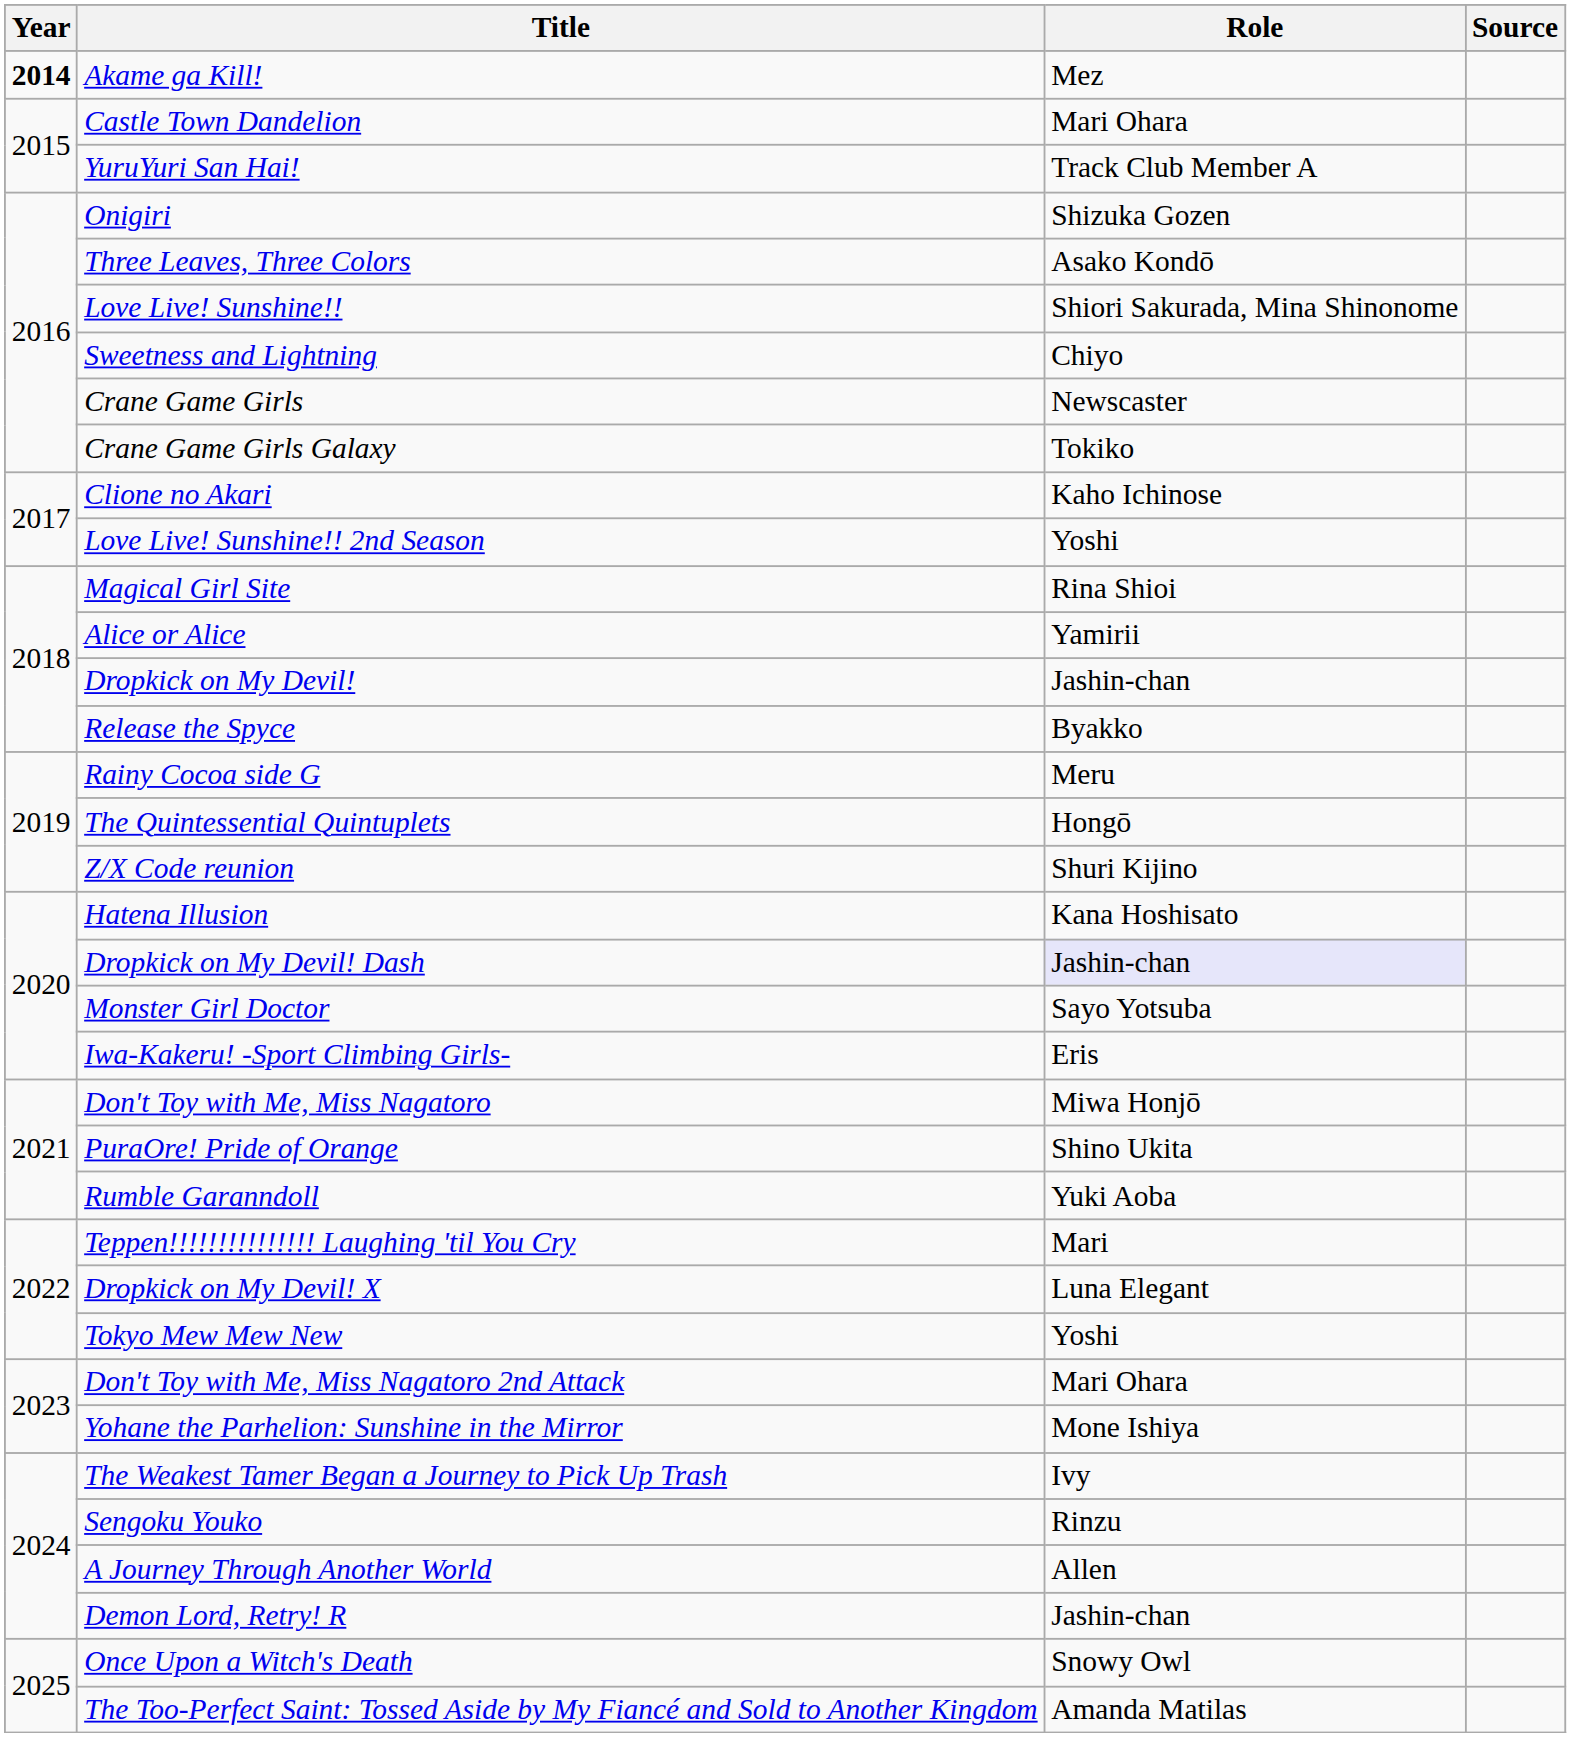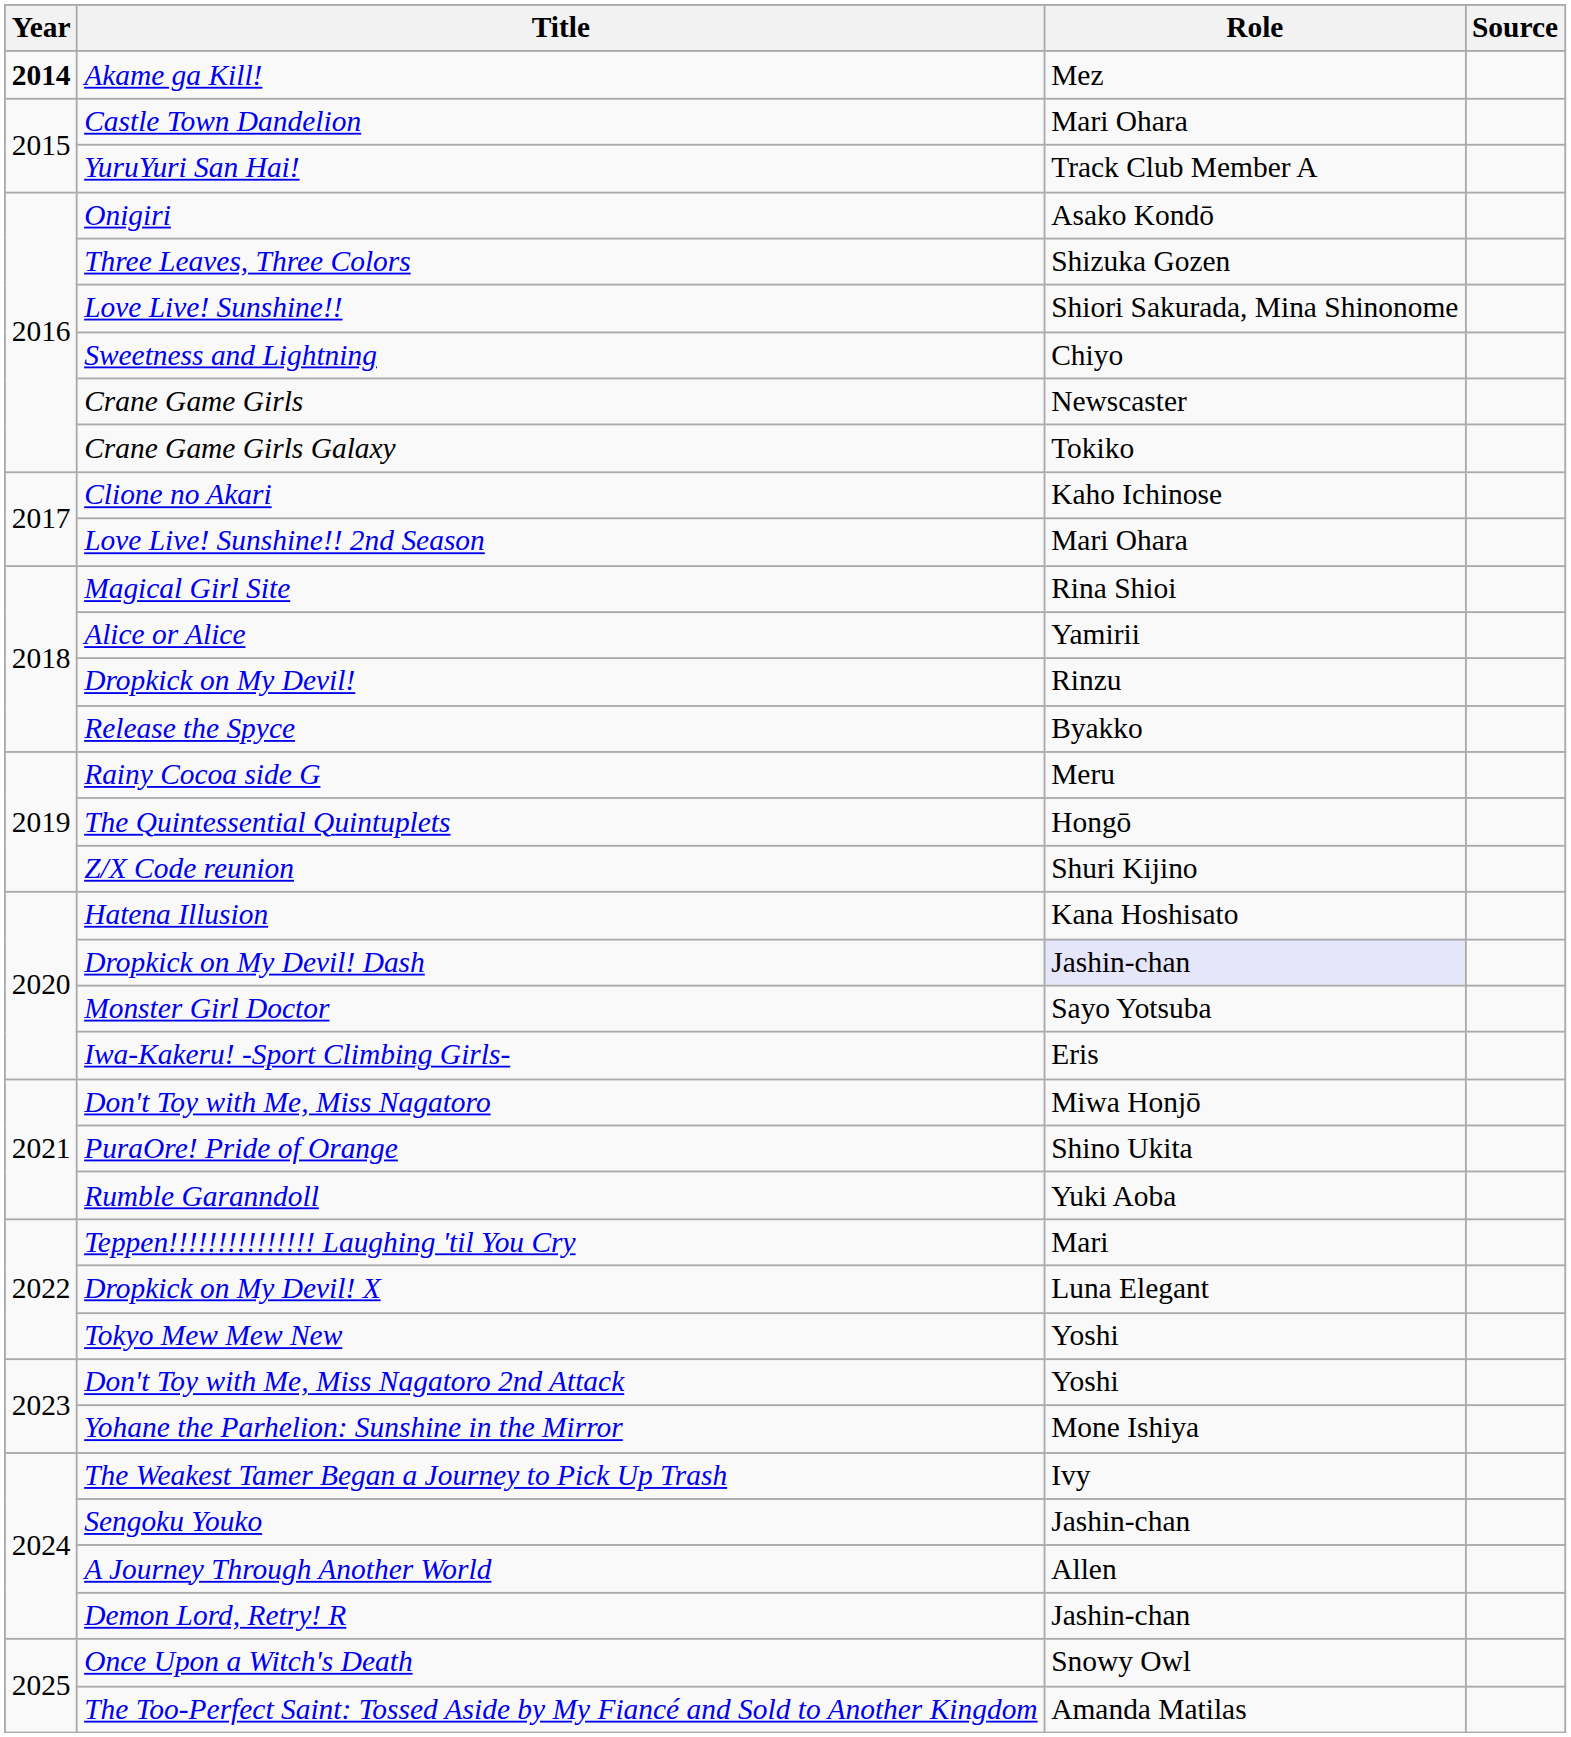(1141, 214) Shizuka Gozen -> (1133, 214) Asako Kondō
(1133, 261) Asako Kondō -> (1141, 261) Shizuka Gozen
(1085, 541) Yoshi -> (1119, 541) Mari Ohara
(1121, 681) Jashin-chan -> (1086, 681) Rinzu
(1119, 1381) Mari Ohara -> (1085, 1381) Yoshi
(1086, 1521) Rinzu -> (1121, 1521) Jashin-chan
